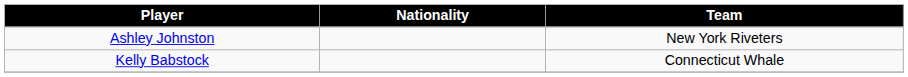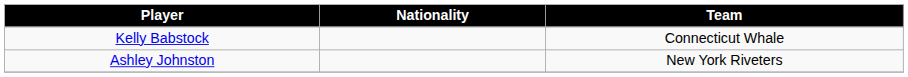rows swapped: (162, 38) <-> (162, 60)
